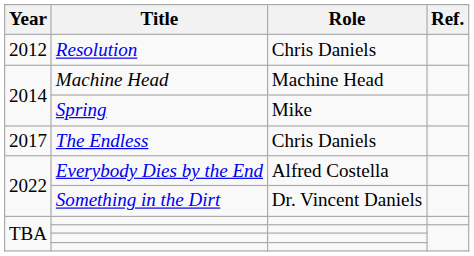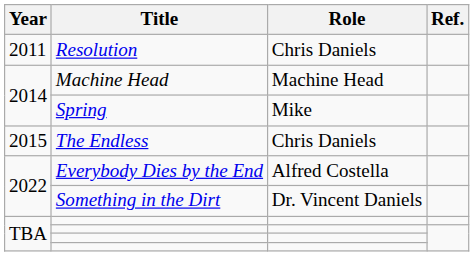(28, 49) 2012 -> (28, 49) 2011
(28, 140) 2017 -> (28, 140) 2015
